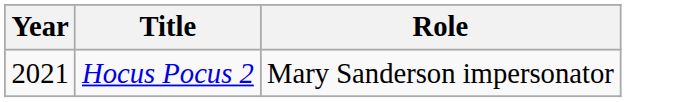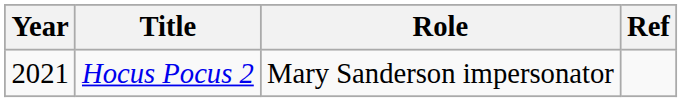+ column: (648, 27)
